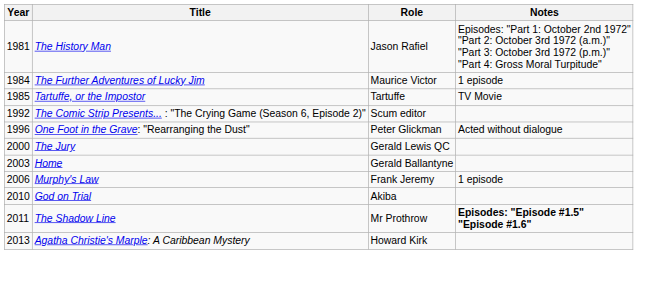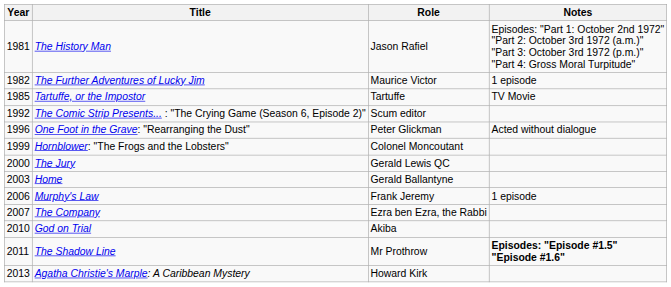(18, 80) 1984 -> (18, 80) 1982
+ row: (132, 146)
+ row: (67, 212)
